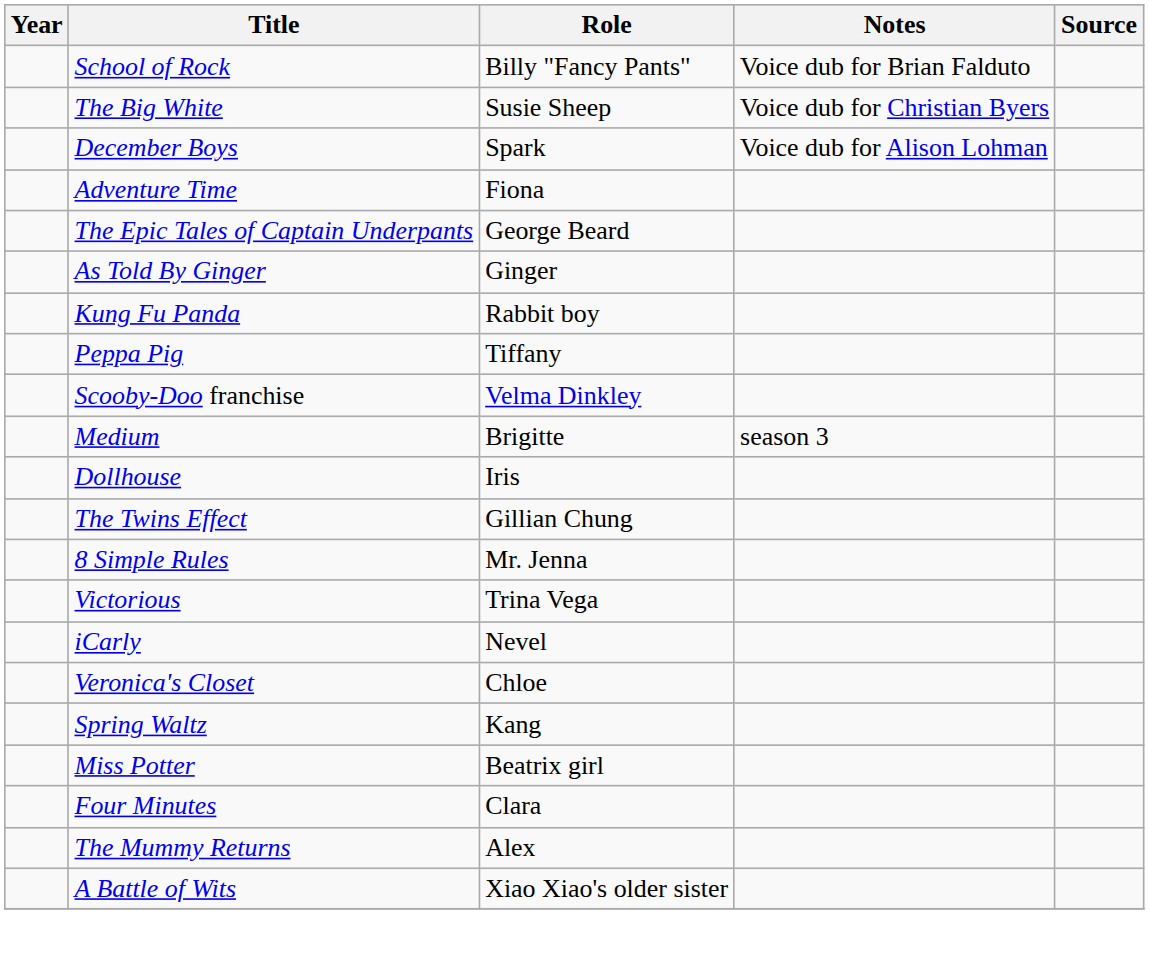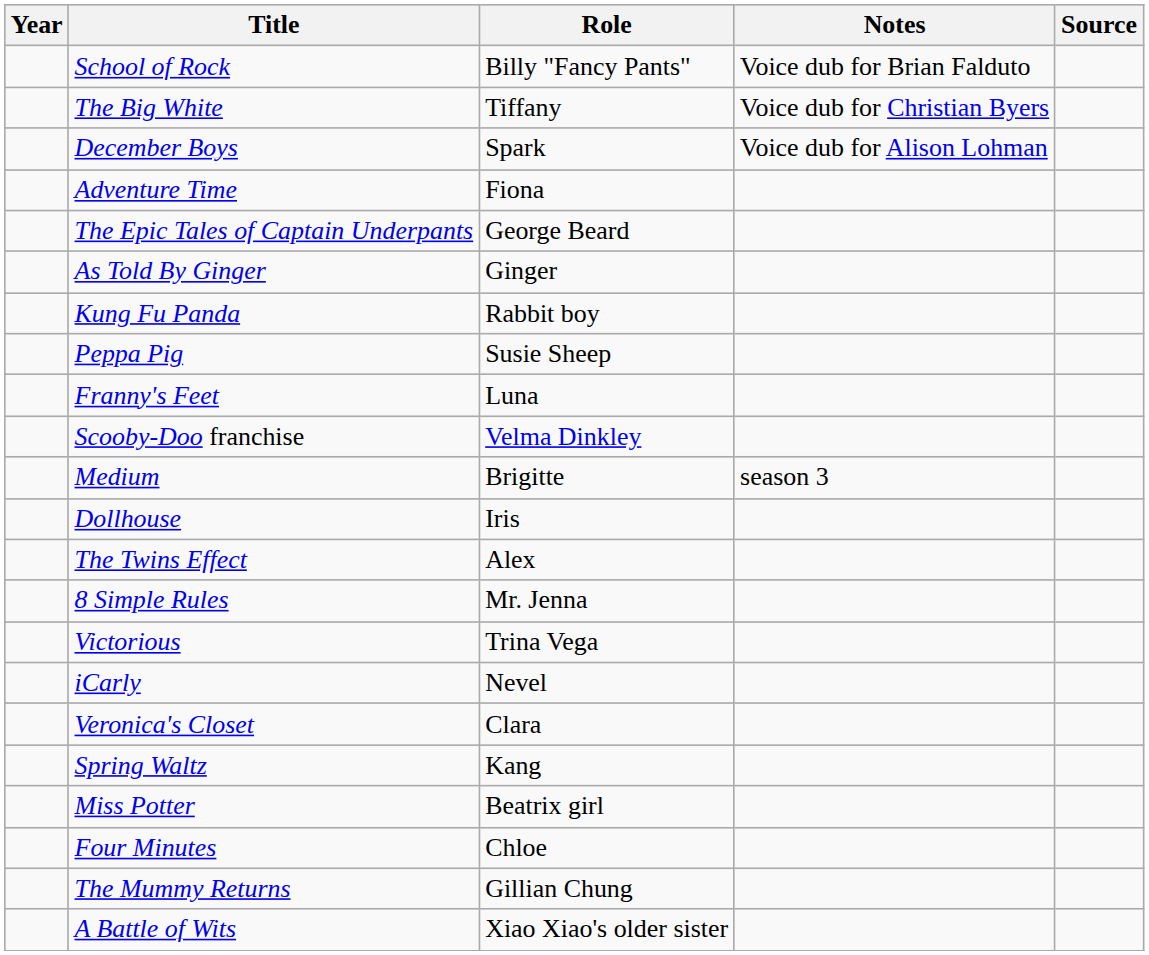(548, 107) Susie Sheep -> (523, 107) Tiffany
(523, 353) Tiffany -> (548, 353) Susie Sheep
+ row: (147, 395)
(559, 518) Gillian Chung -> (510, 559) Alex
(516, 682) Chloe -> (513, 723) Clara
(513, 806) Clara -> (516, 847) Chloe
(510, 847) Alex -> (559, 888) Gillian Chung
